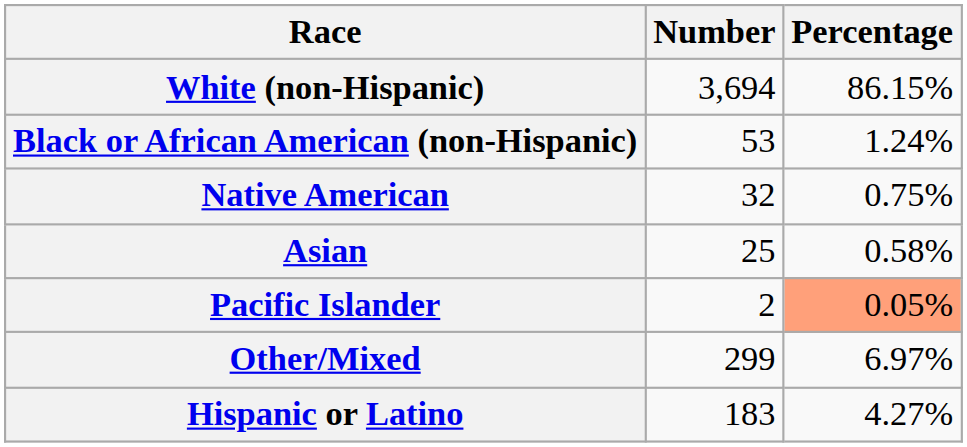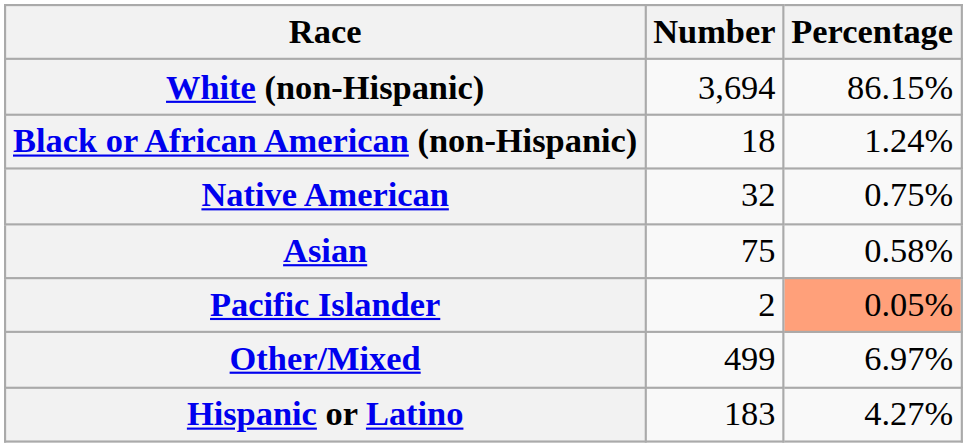(758, 140) 53 -> (758, 140) 18
(758, 250) 25 -> (758, 250) 75
(750, 359) 299 -> (750, 359) 499
